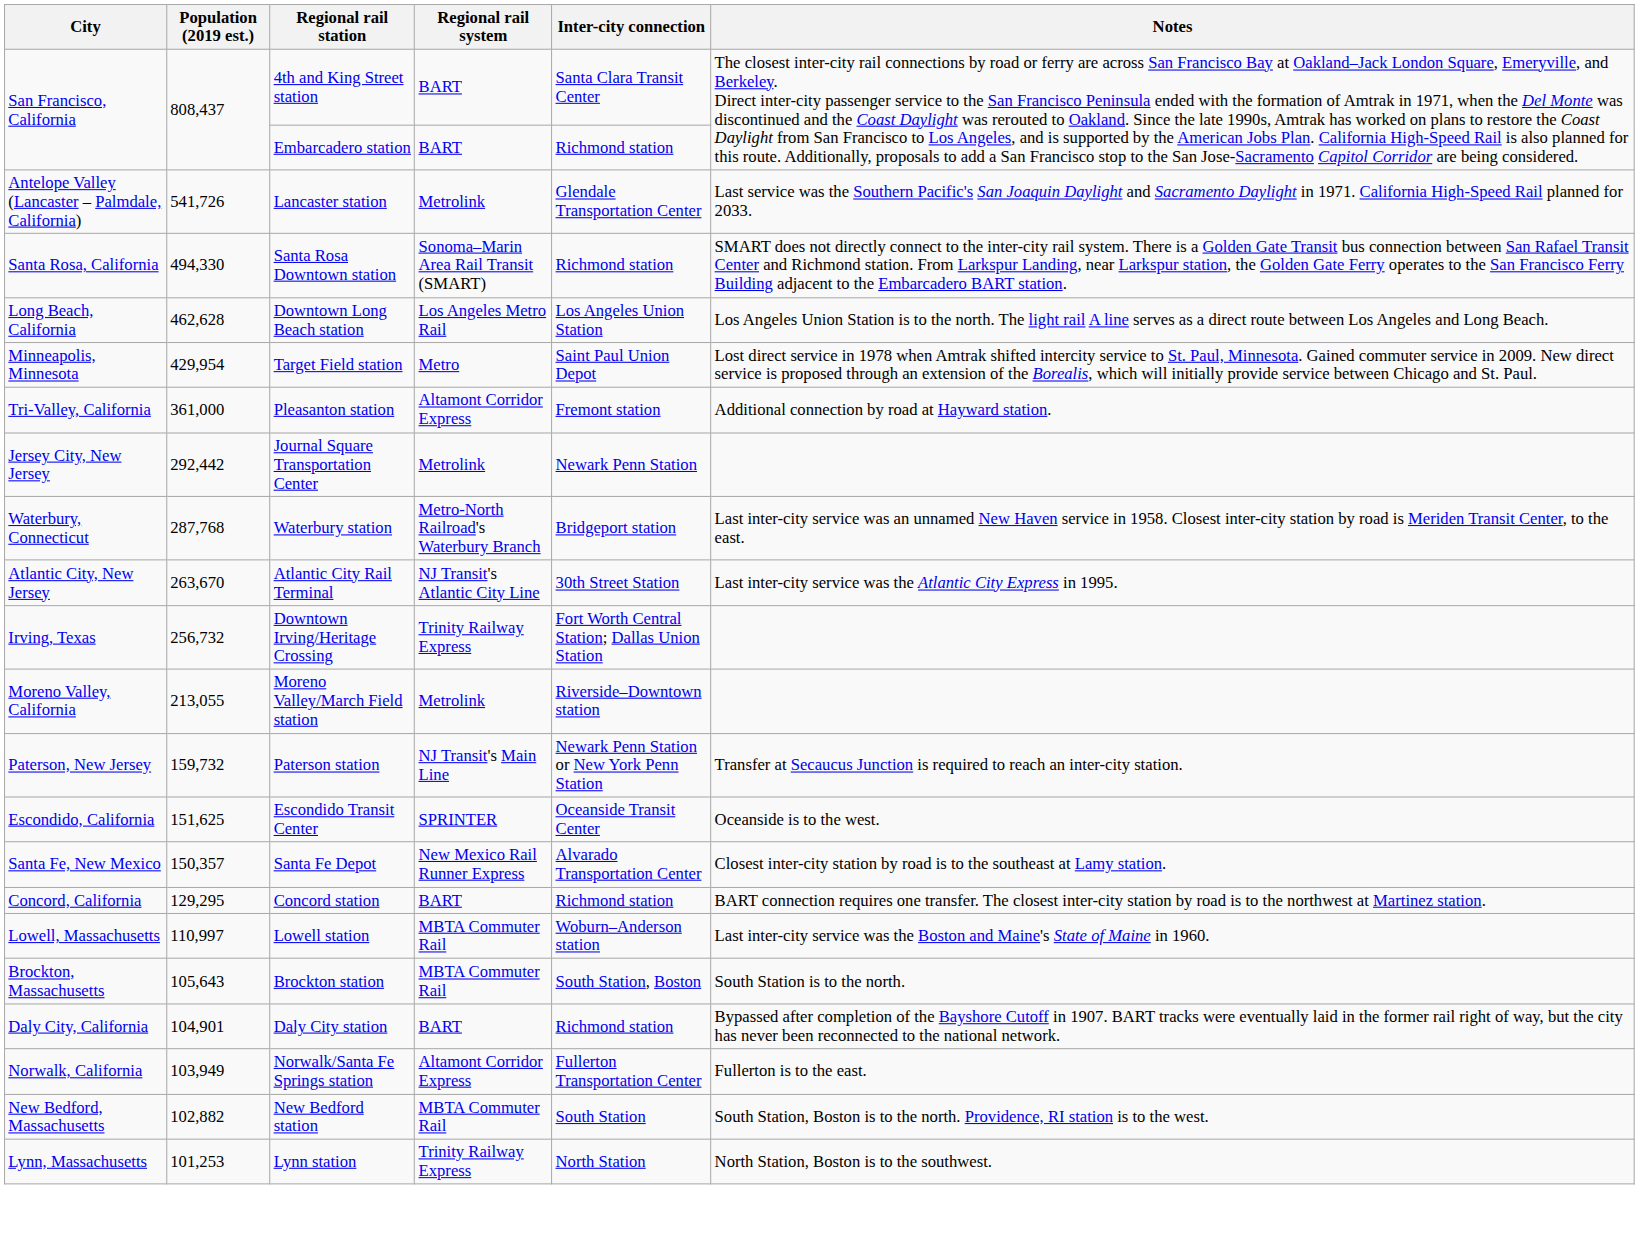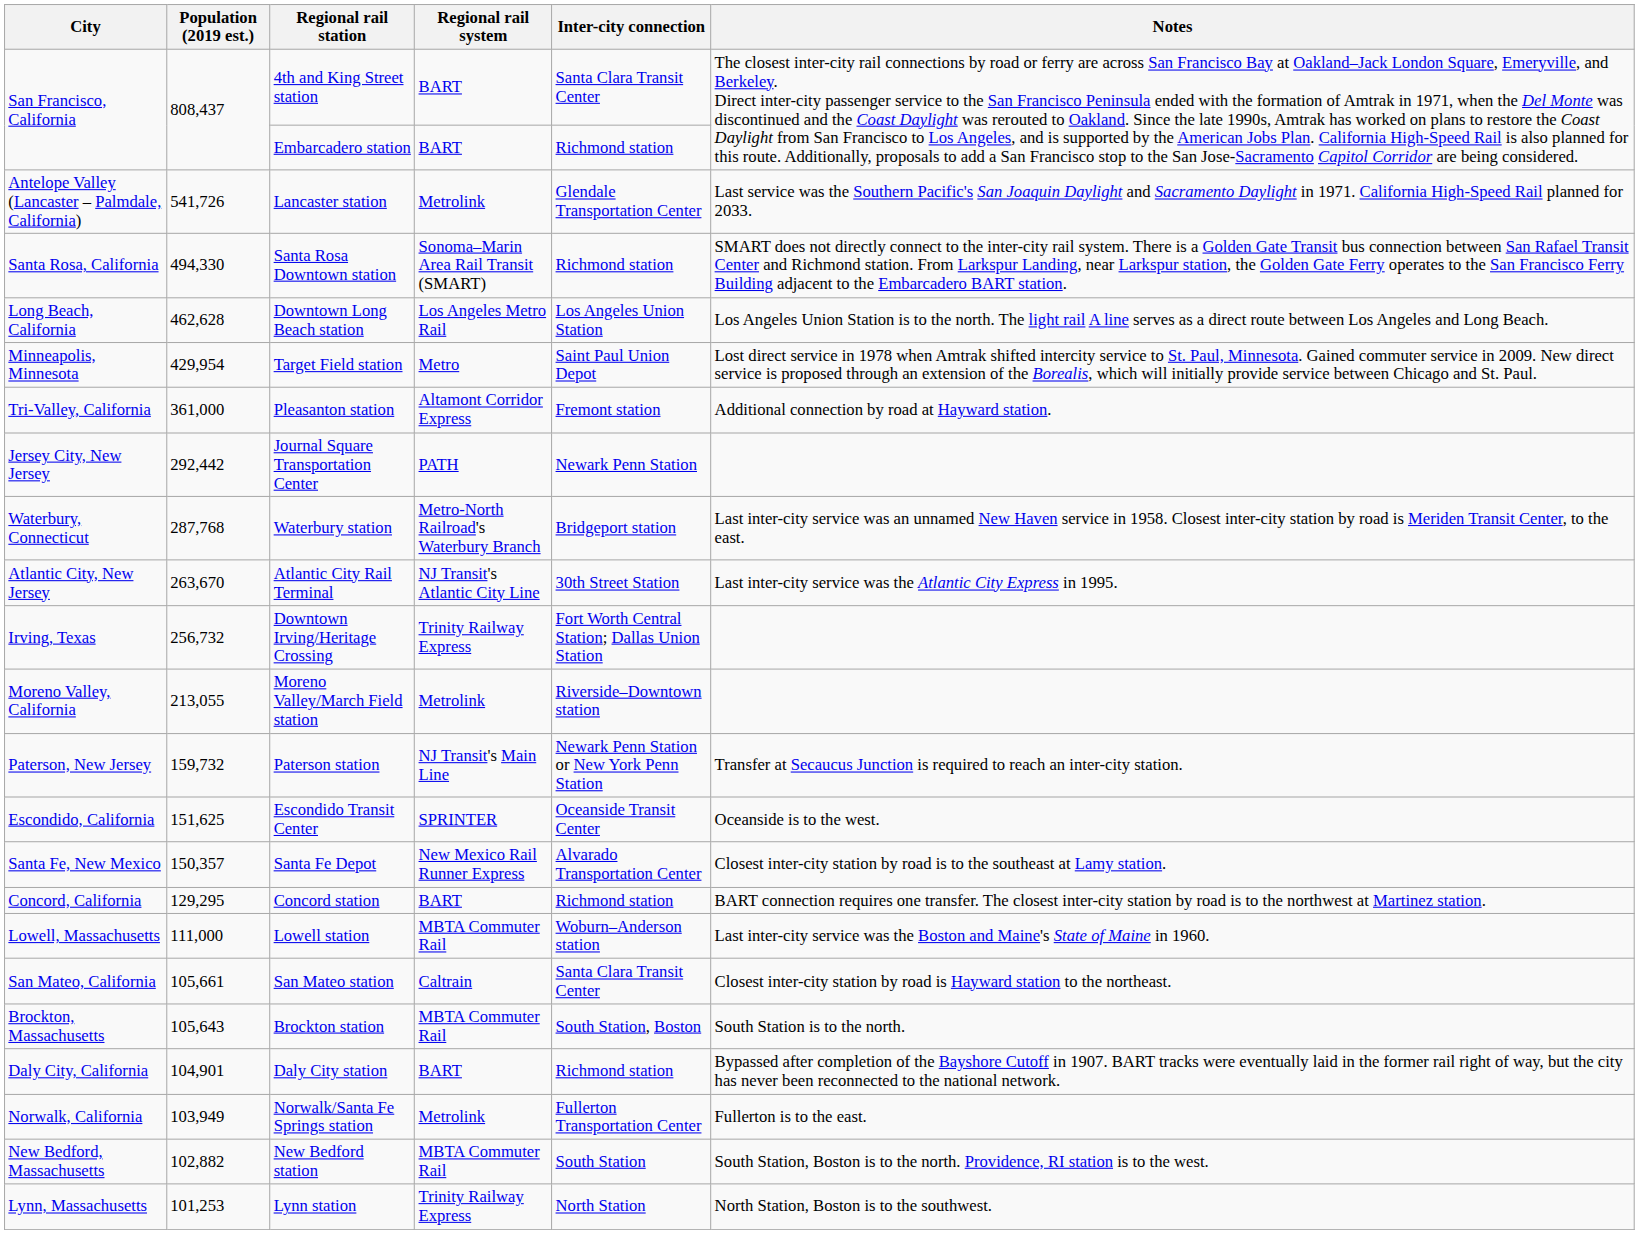(452, 464) Metrolink -> (439, 464) PATH
(197, 936) 110,997 -> (197, 936) 111,000
+ row: (334, 981)
(481, 1071) Altamont Corridor Express -> (452, 1116) Metrolink
